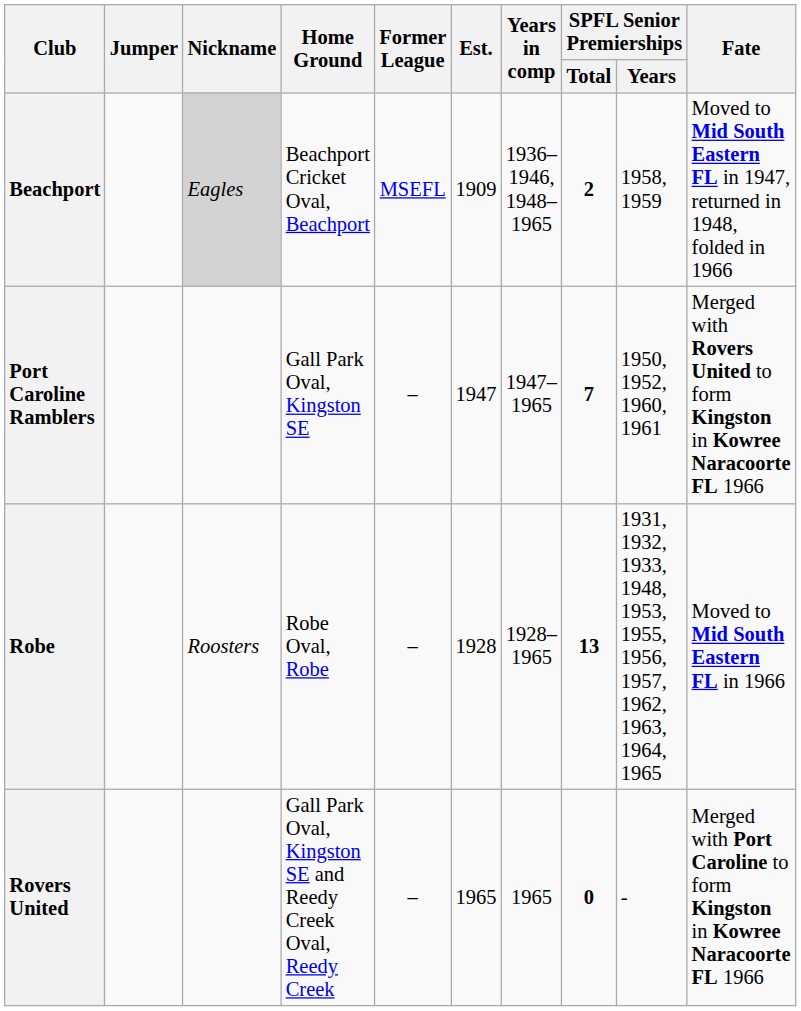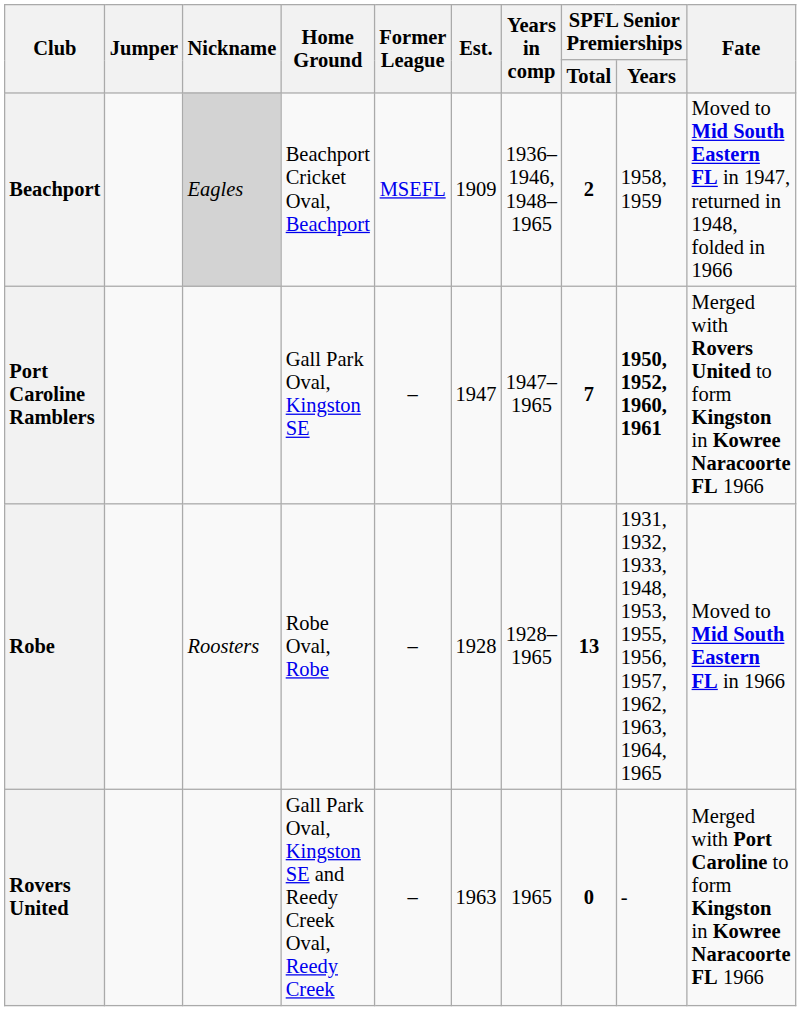(644, 394) normal -> (644, 394) bold
(476, 897) 1965 -> (476, 897) 1963
